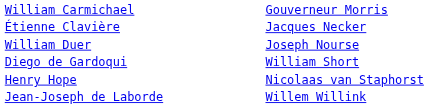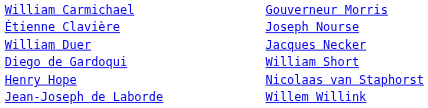(316, 27) Jacques Necker -> (312, 27) Joseph Nourse
(312, 45) Joseph Nourse -> (316, 45) Jacques Necker
